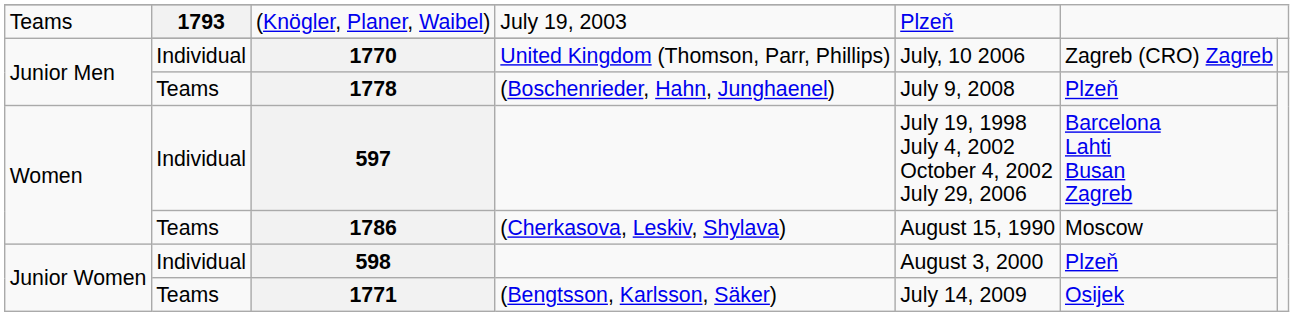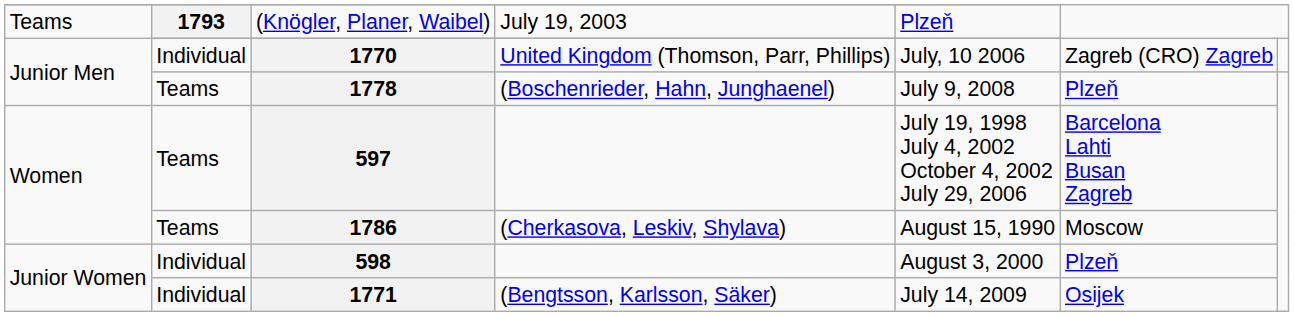(201, 158) Individual -> (188, 158) Teams
(188, 295) Teams -> (201, 295) Individual
